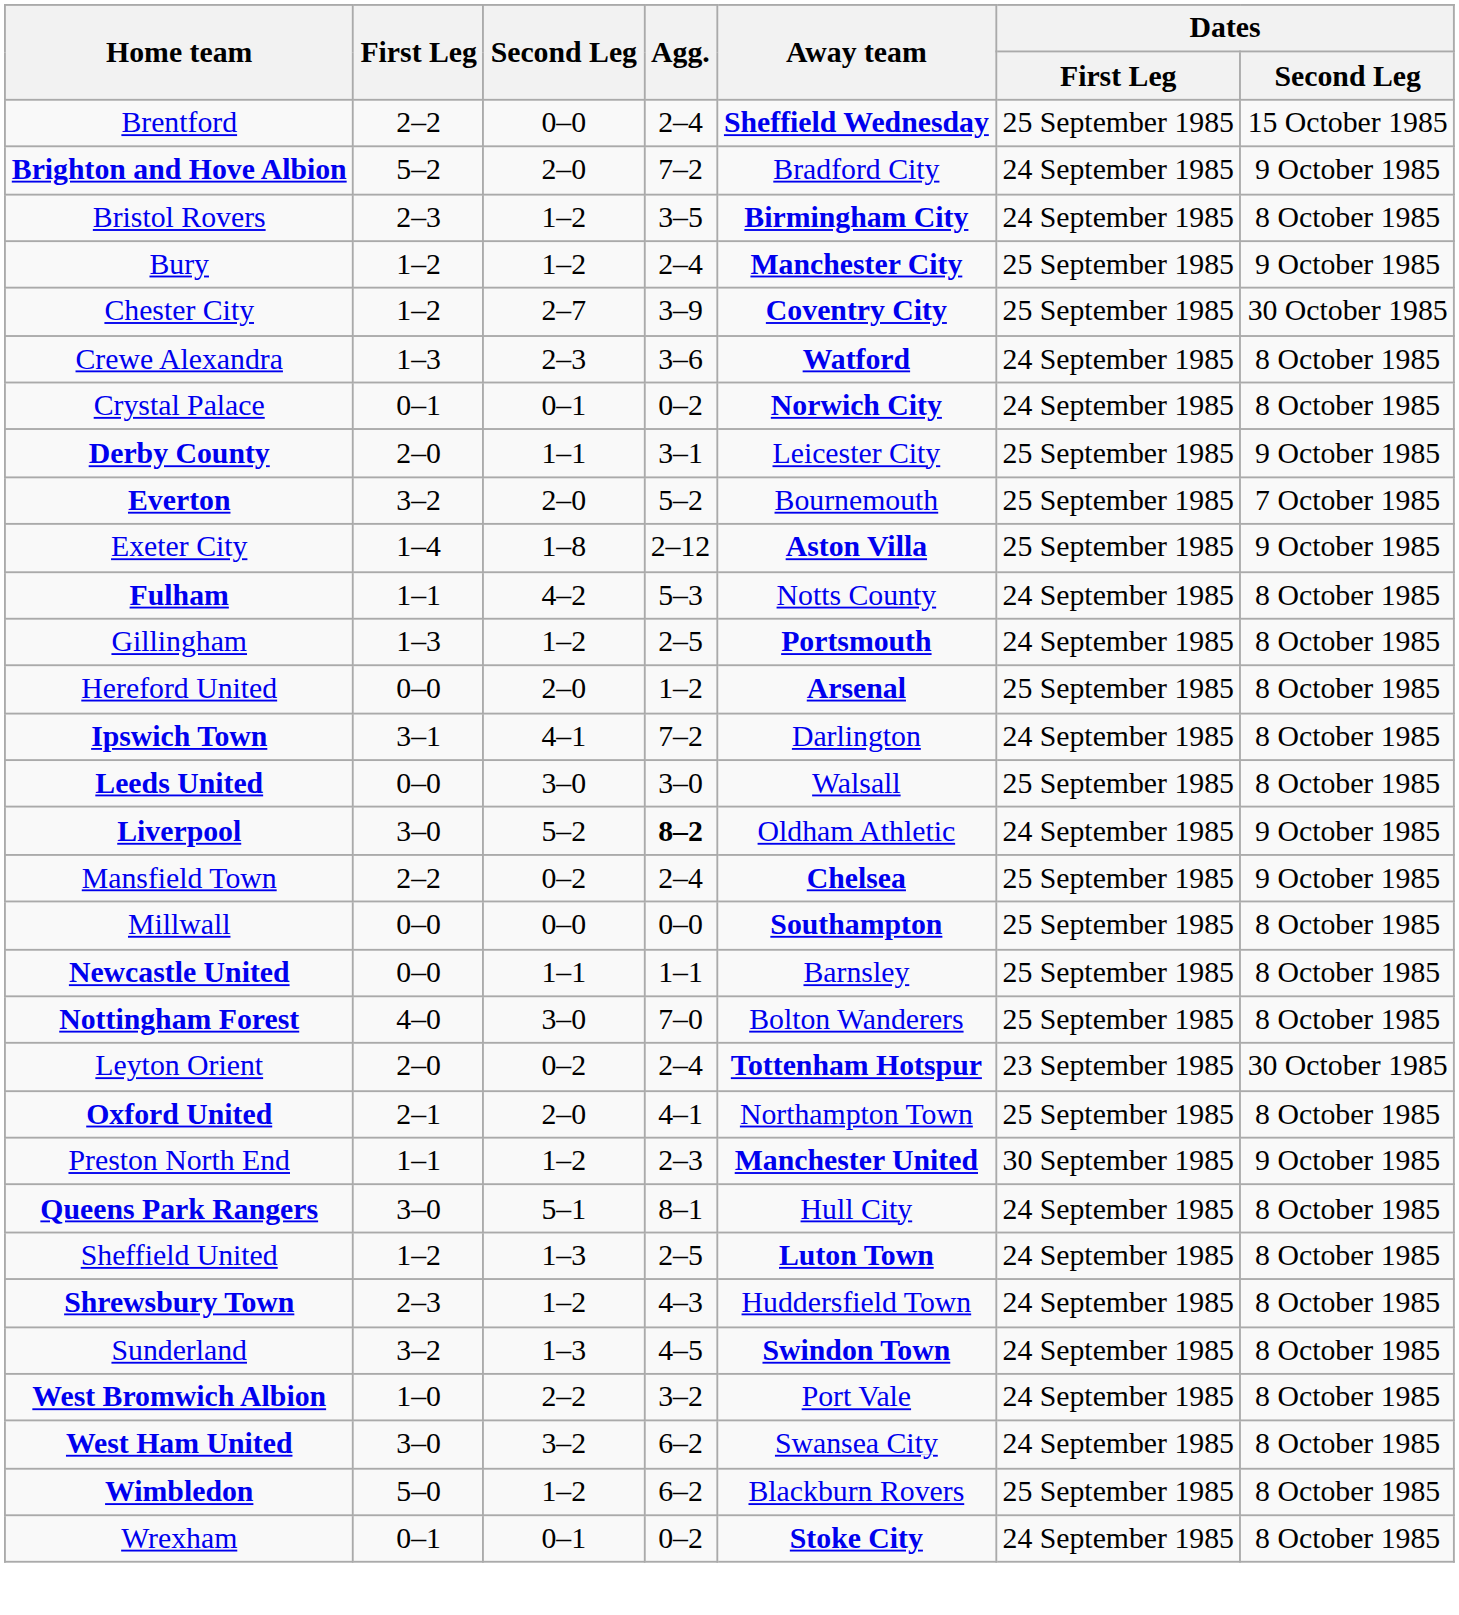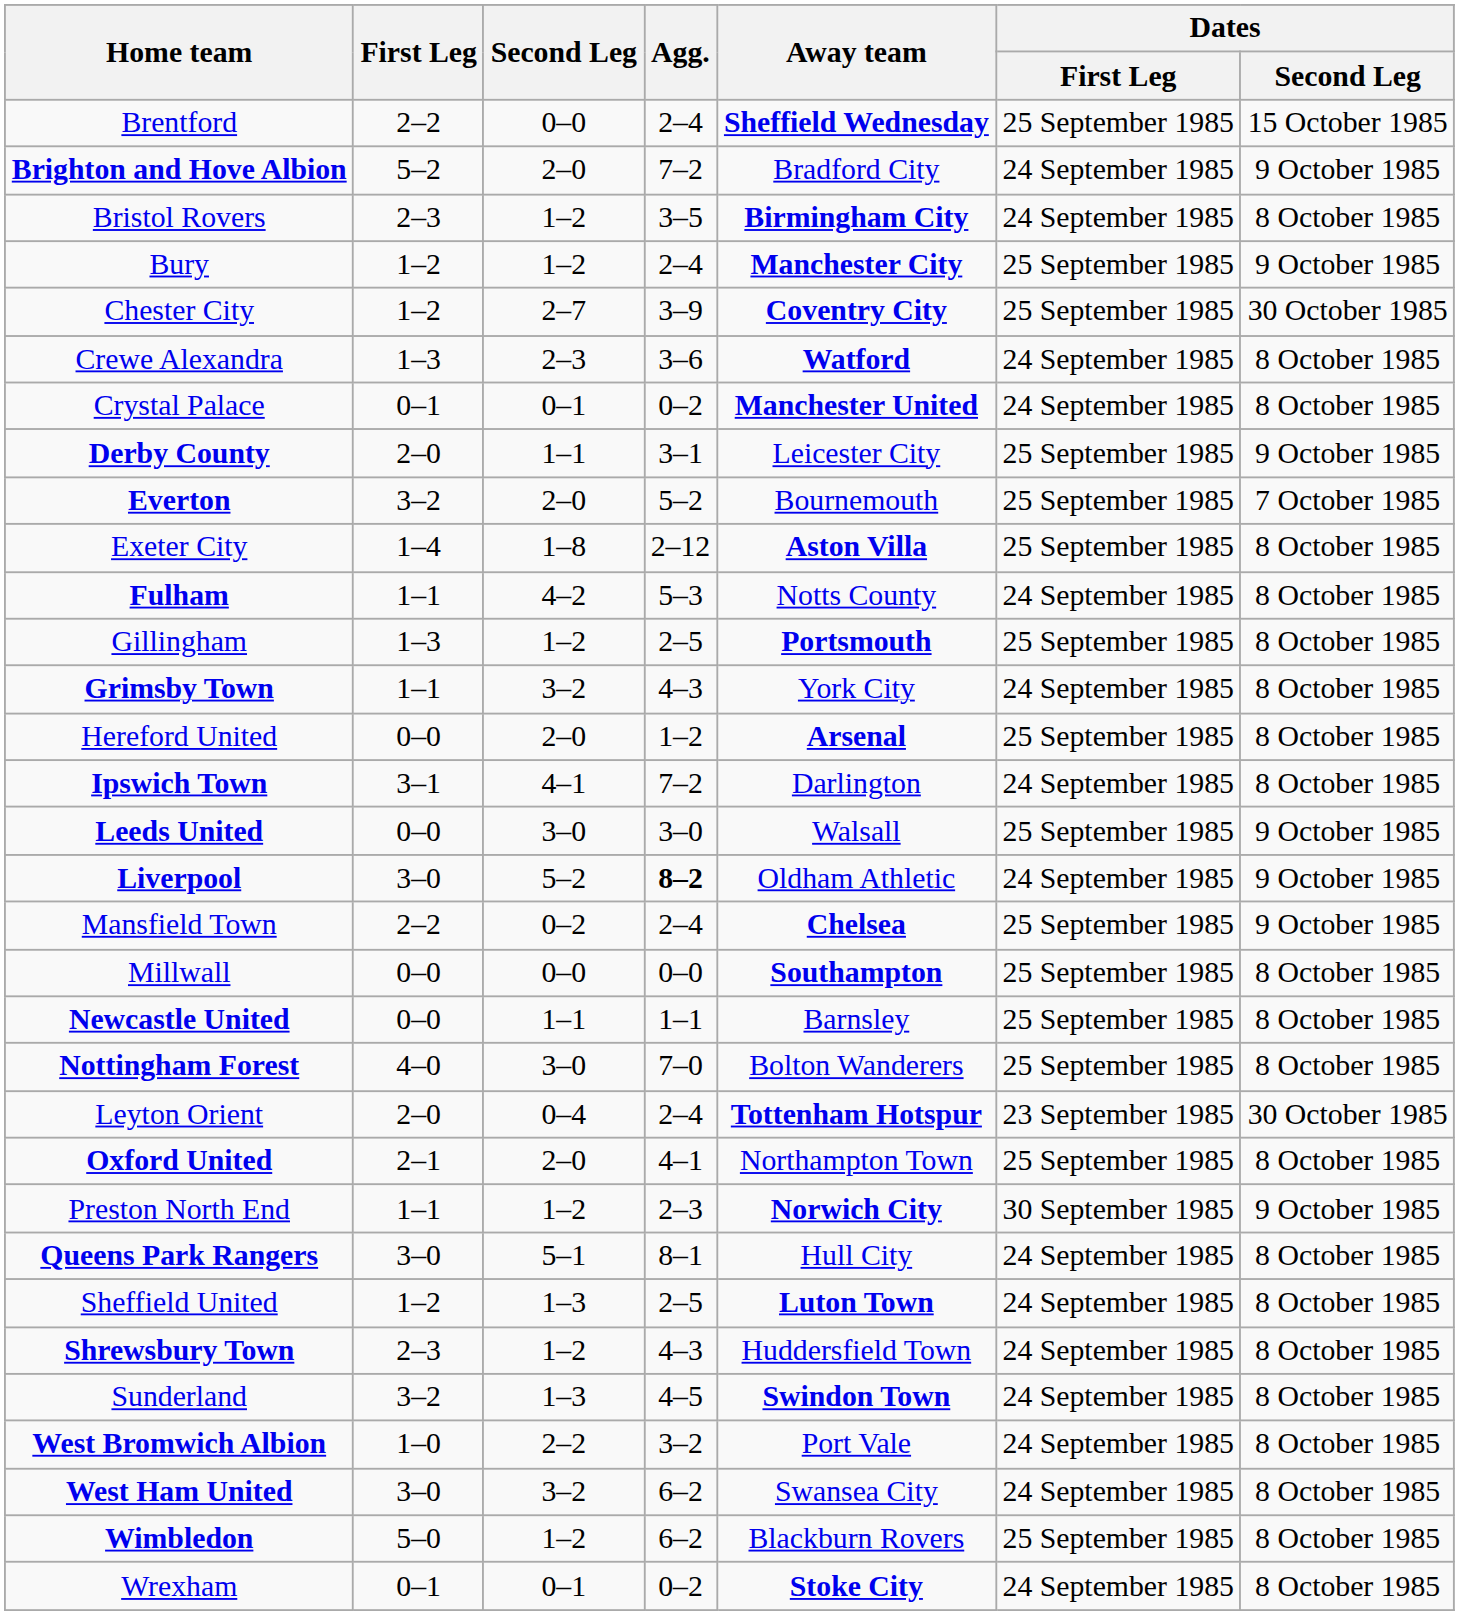(856, 405) Norwich City -> (856, 405) Manchester United
(1348, 547) 9 October 1985 -> (1348, 547) 8 October 1985
(1118, 641) 24 September 1985 -> (1118, 641) 25 September 1985
+ row: (179, 688)
(1348, 783) 8 October 1985 -> (1348, 830) 9 October 1985
(564, 1066) 0–2 -> (564, 1113) 0–4
(856, 1160) Manchester United -> (856, 1208) Norwich City
